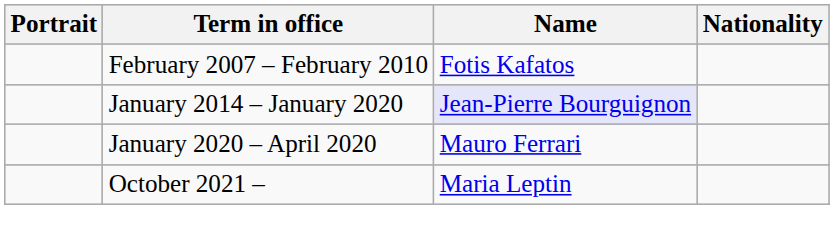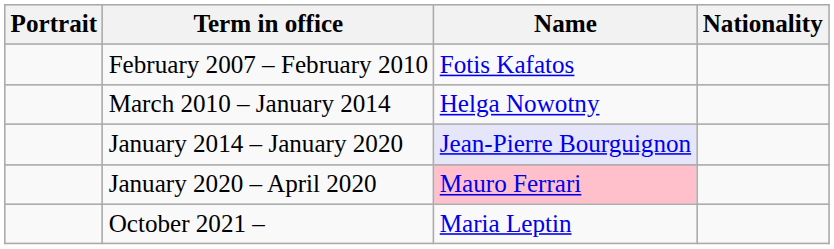+ row: (250, 104)
(511, 143) no background -> (511, 183) pink background
